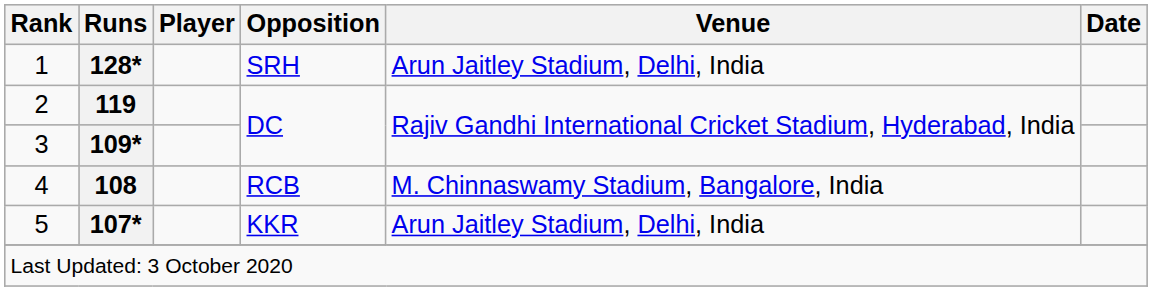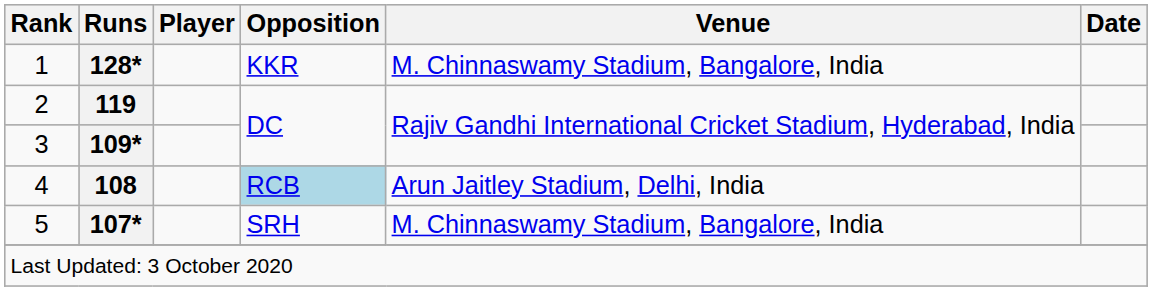(273, 64) SRH -> (273, 64) KKR
(578, 64) Arun Jaitley Stadium, Delhi, India -> (637, 64) M. Chinnaswamy Stadium, Bangalore, India
(273, 184) no background -> (273, 184) lightblue background
(637, 184) M. Chinnaswamy Stadium, Bangalore, India -> (578, 184) Arun Jaitley Stadium, Delhi, India
(273, 225) KKR -> (273, 225) SRH
(578, 225) Arun Jaitley Stadium, Delhi, India -> (637, 225) M. Chinnaswamy Stadium, Bangalore, India
